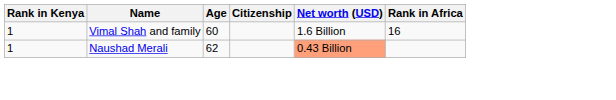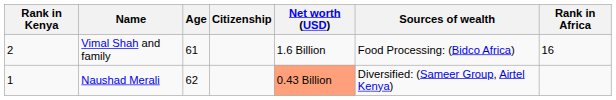+ column: (447, 19)
(10, 31) 1 -> (10, 50) 2
(212, 31) 60 -> (192, 50) 61
